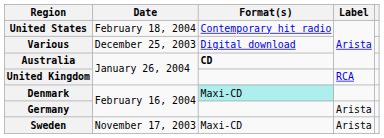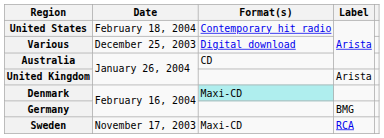(206, 61) bold -> (206, 61) normal
(345, 77) RCA -> (354, 77) Arista
(354, 109) Arista -> (345, 109) BMG
(354, 125) Arista -> (345, 125) RCA
